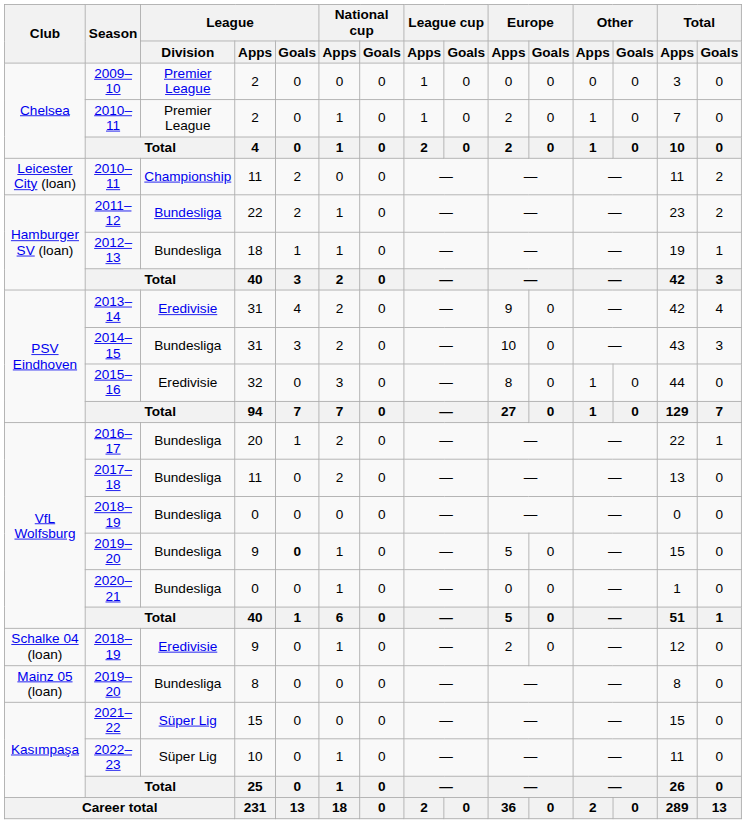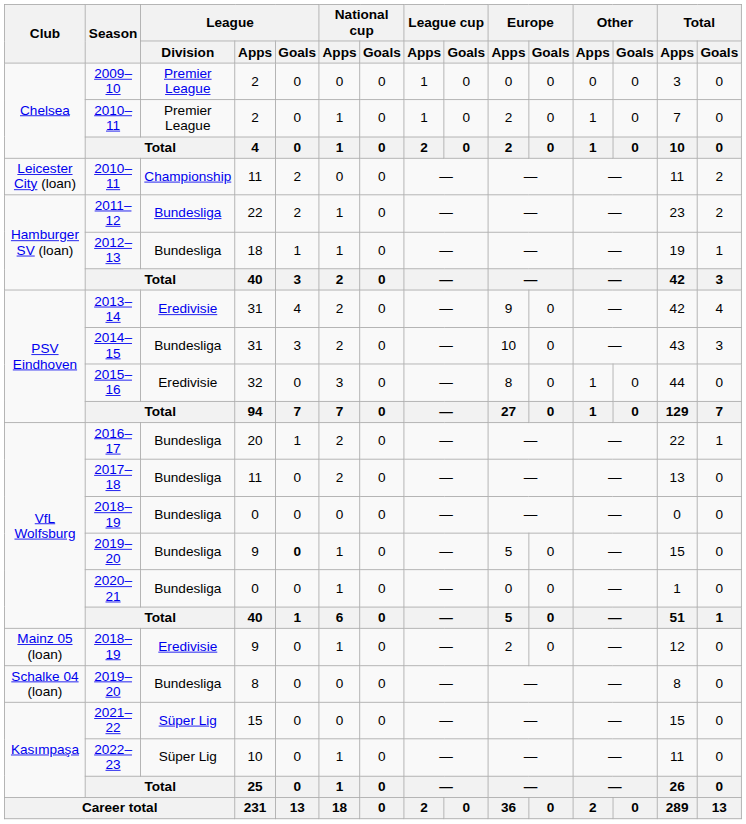(45, 646) Schalke 04 (loan) -> (45, 646) Mainz 05 (loan)
(45, 683) Mainz 05 (loan) -> (45, 683) Schalke 04 (loan)
